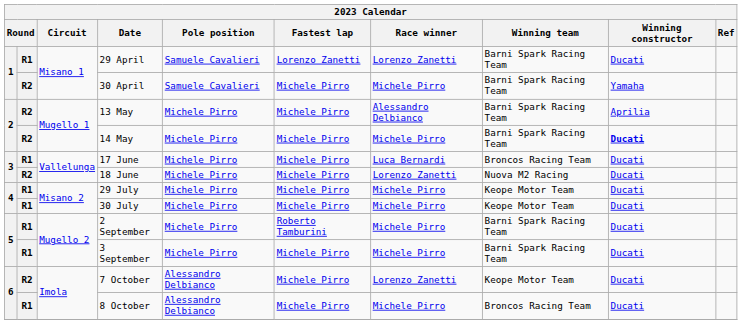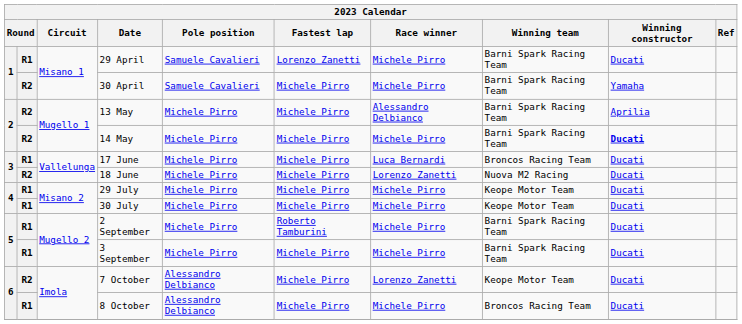(415, 59) Lorenzo Zanetti -> (409, 59) Michele Pirro
